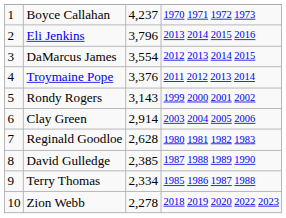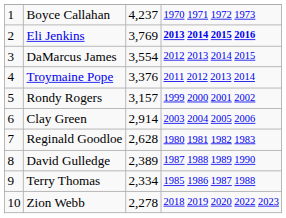(143, 35) 3,796 -> (143, 35) 3,769
(209, 35) normal -> (209, 35) bold
(143, 98) 3,143 -> (143, 98) 3,157
(143, 160) 2,385 -> (143, 160) 2,389
